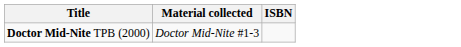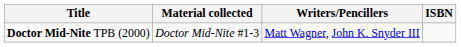+ column: (342, 13)
